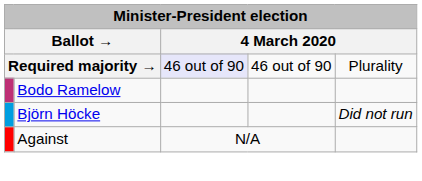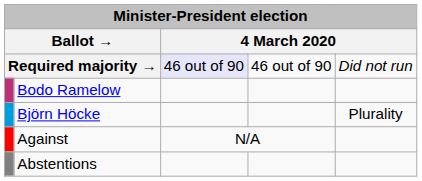(376, 65) Plurality -> (376, 65) Did not run
(376, 114) Did not run -> (376, 114) Plurality
+ row: (57, 163)
